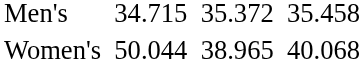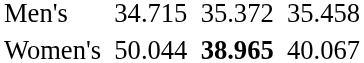(237, 50) normal -> (237, 50) bold
(324, 50) 40.068 -> (324, 50) 40.067
